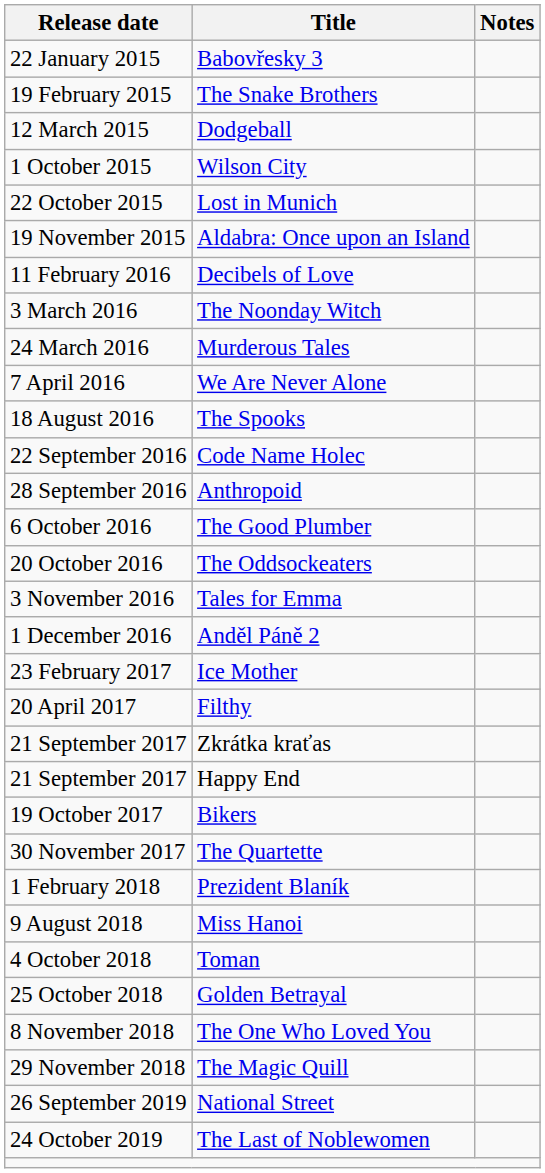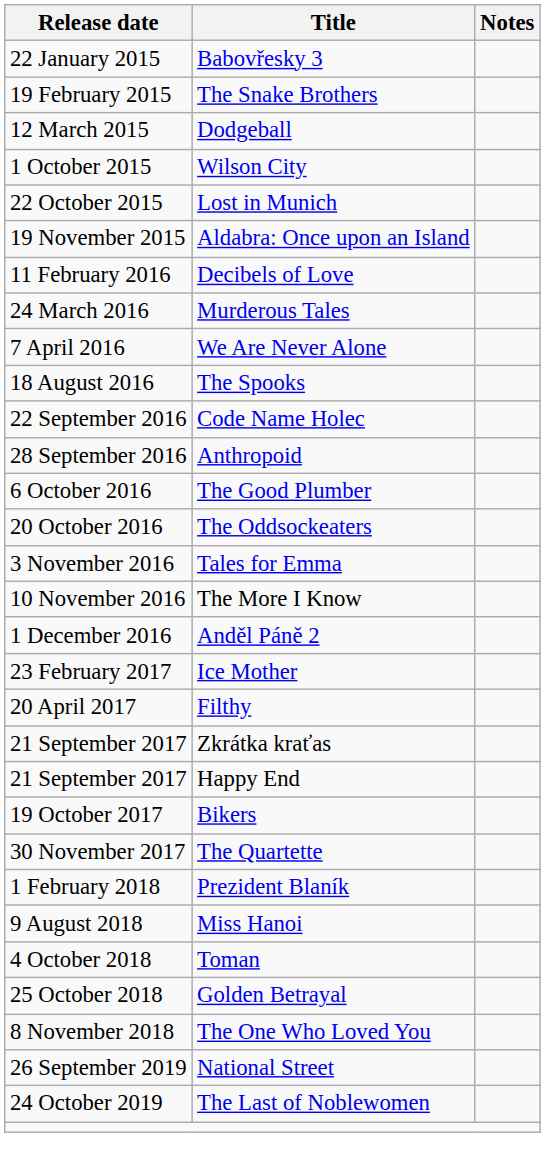- row: (289, 310)
+ row: (279, 599)
- row: (273, 1067)
